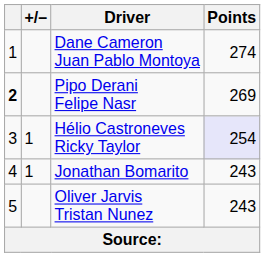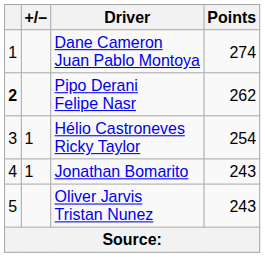(243, 95) 269 -> (243, 95) 262
(243, 138) lavender background -> (243, 138) no background
